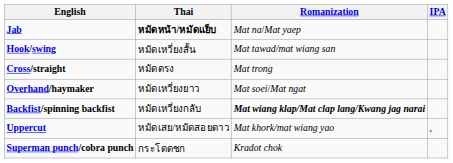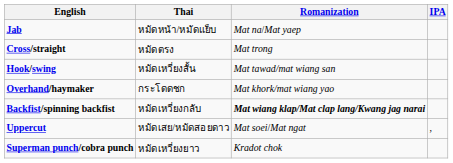(177, 30) bold -> (177, 30) normal
rows swapped: (36, 69) <-> (31, 49)
(169, 89) หมัดเหวี่ยงยาว -> (162, 89) กระโดดชก
(270, 89) Mat soei/Mat ngat -> (284, 89) Mat khork/mat wiang yao
(284, 128) Mat khork/mat wiang yao -> (270, 128) Mat soei/Mat ngat
(162, 148) กระโดดชก -> (169, 148) หมัดเหวี่ยงยาว
